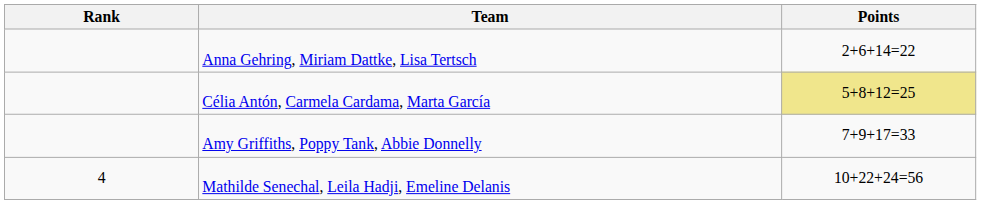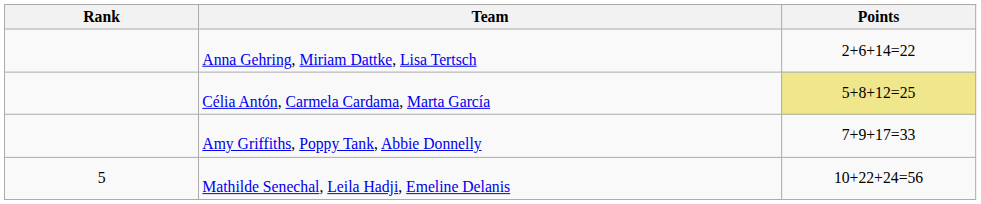(102, 178) 4 -> (102, 178) 5
